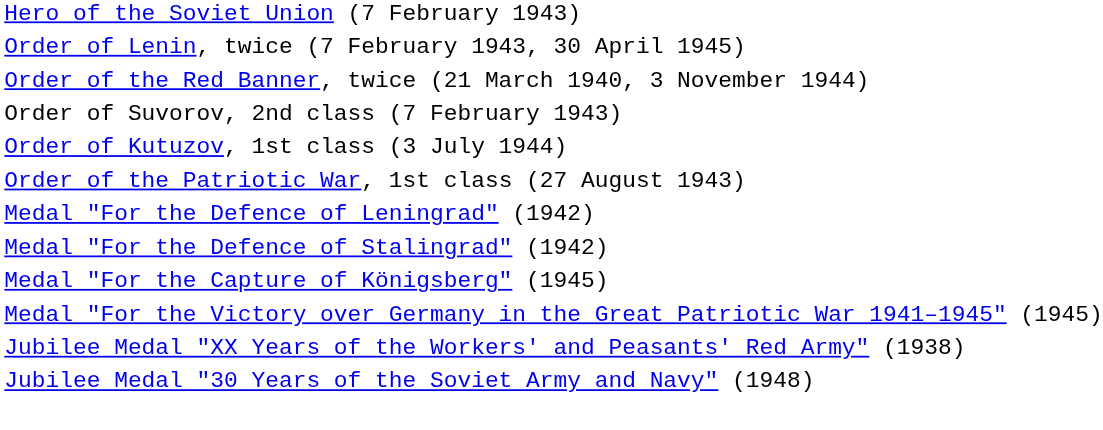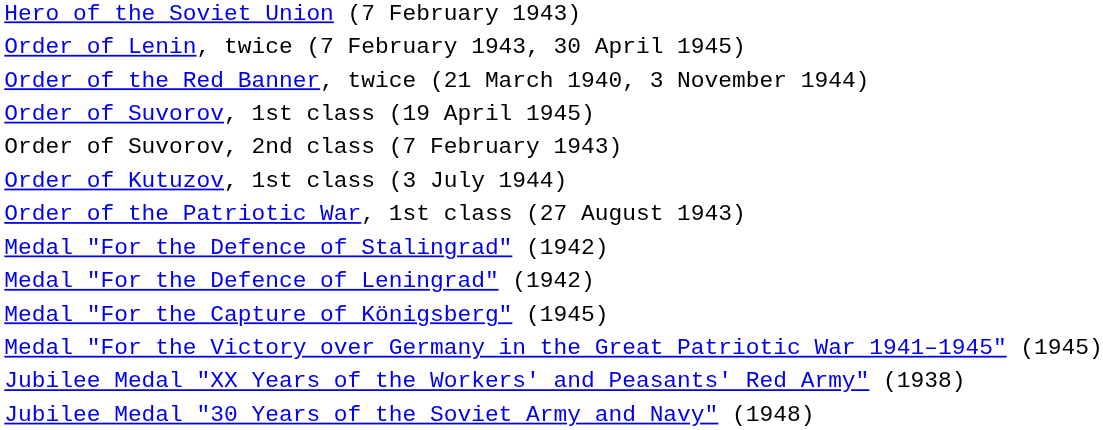+ row: (300, 114)
rows swapped: (306, 248) <-> (300, 214)
